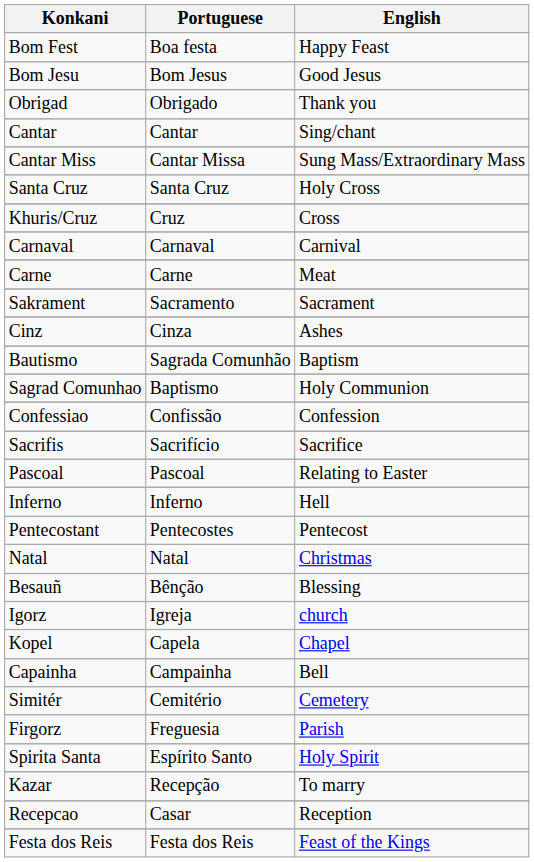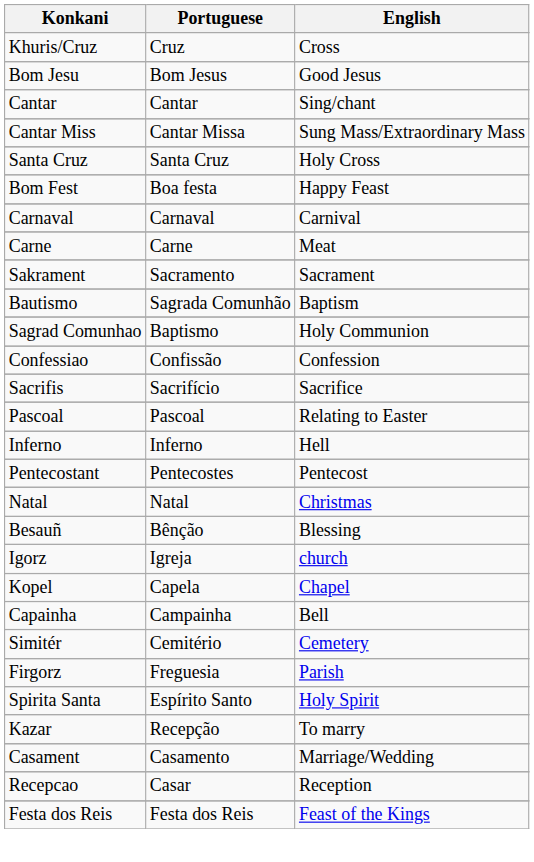rows swapped: (43, 47) <-> (53, 217)
- row: (38, 103)
- row: (26, 331)
+ row: (44, 757)
